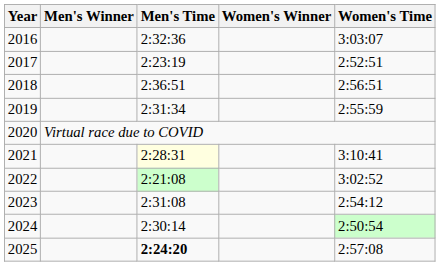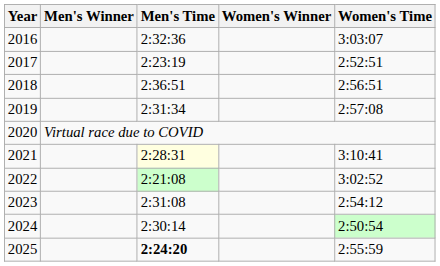(361, 109) 2:55:59 -> (361, 109) 2:57:08
(361, 249) 2:57:08 -> (361, 249) 2:55:59
